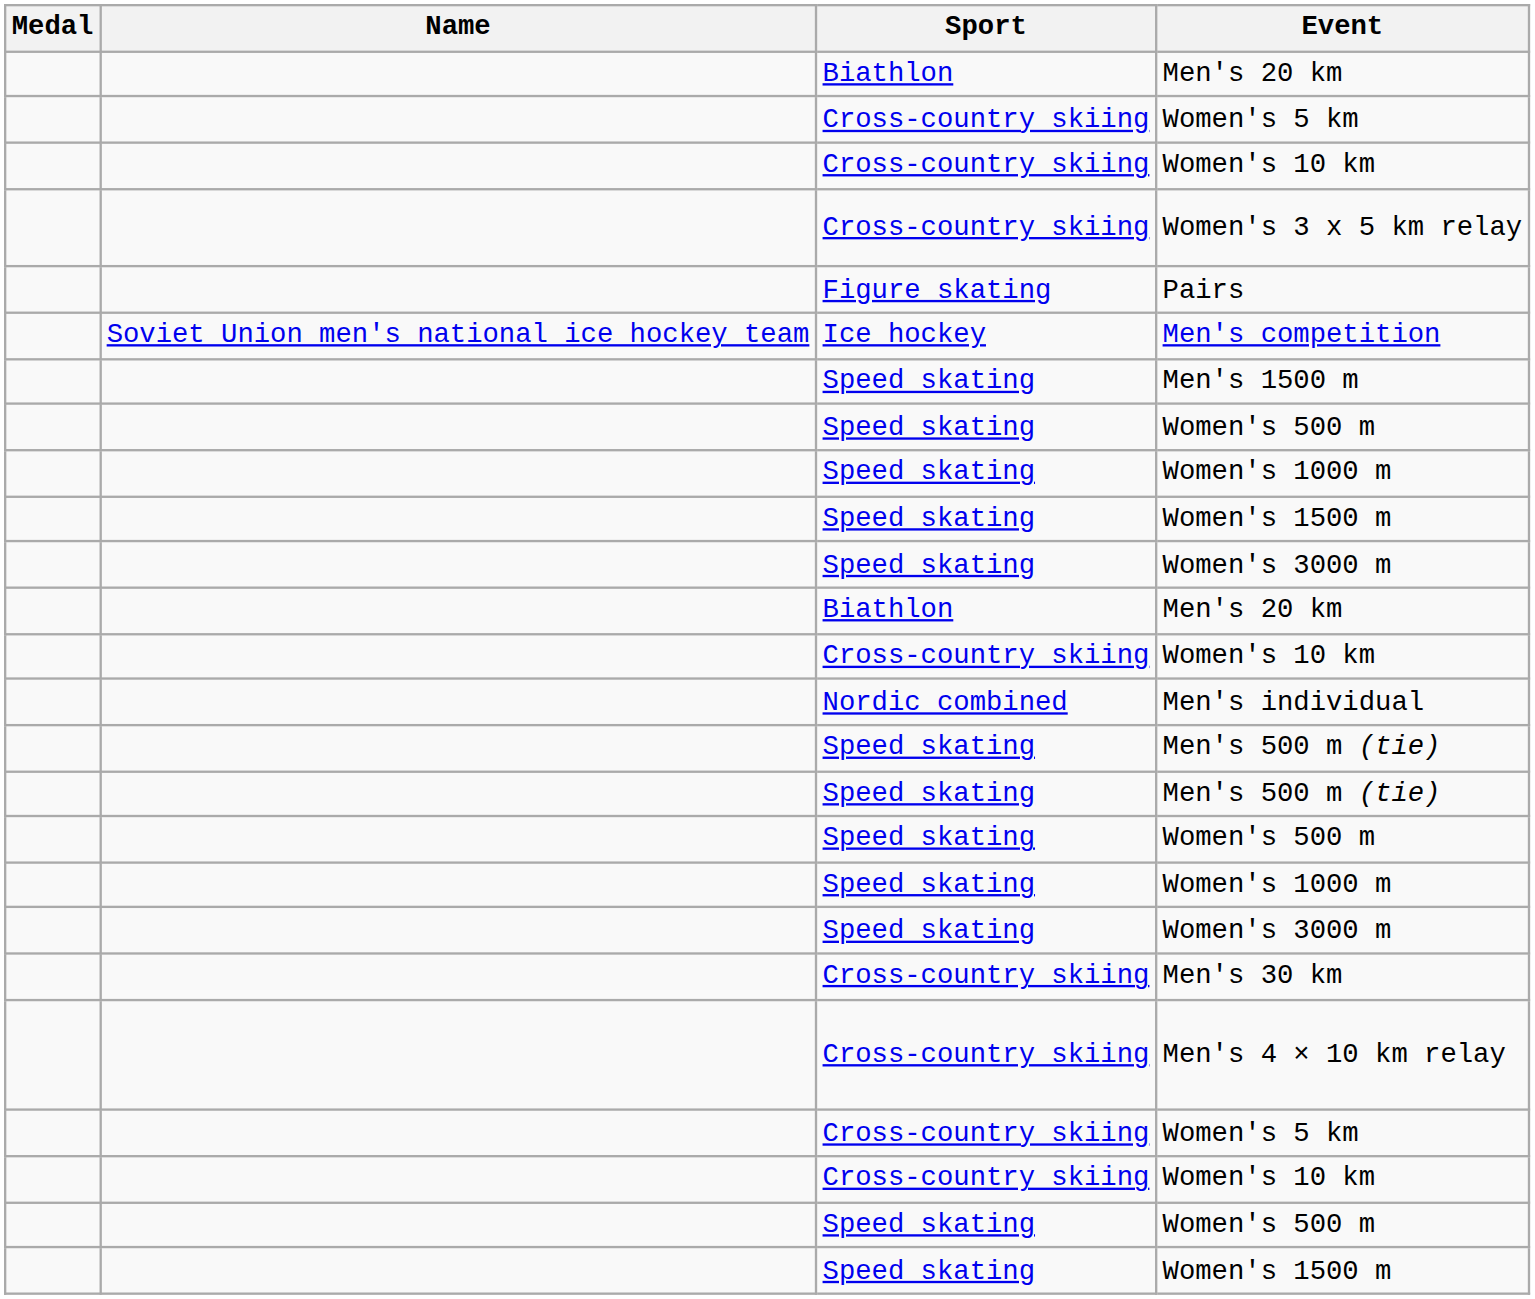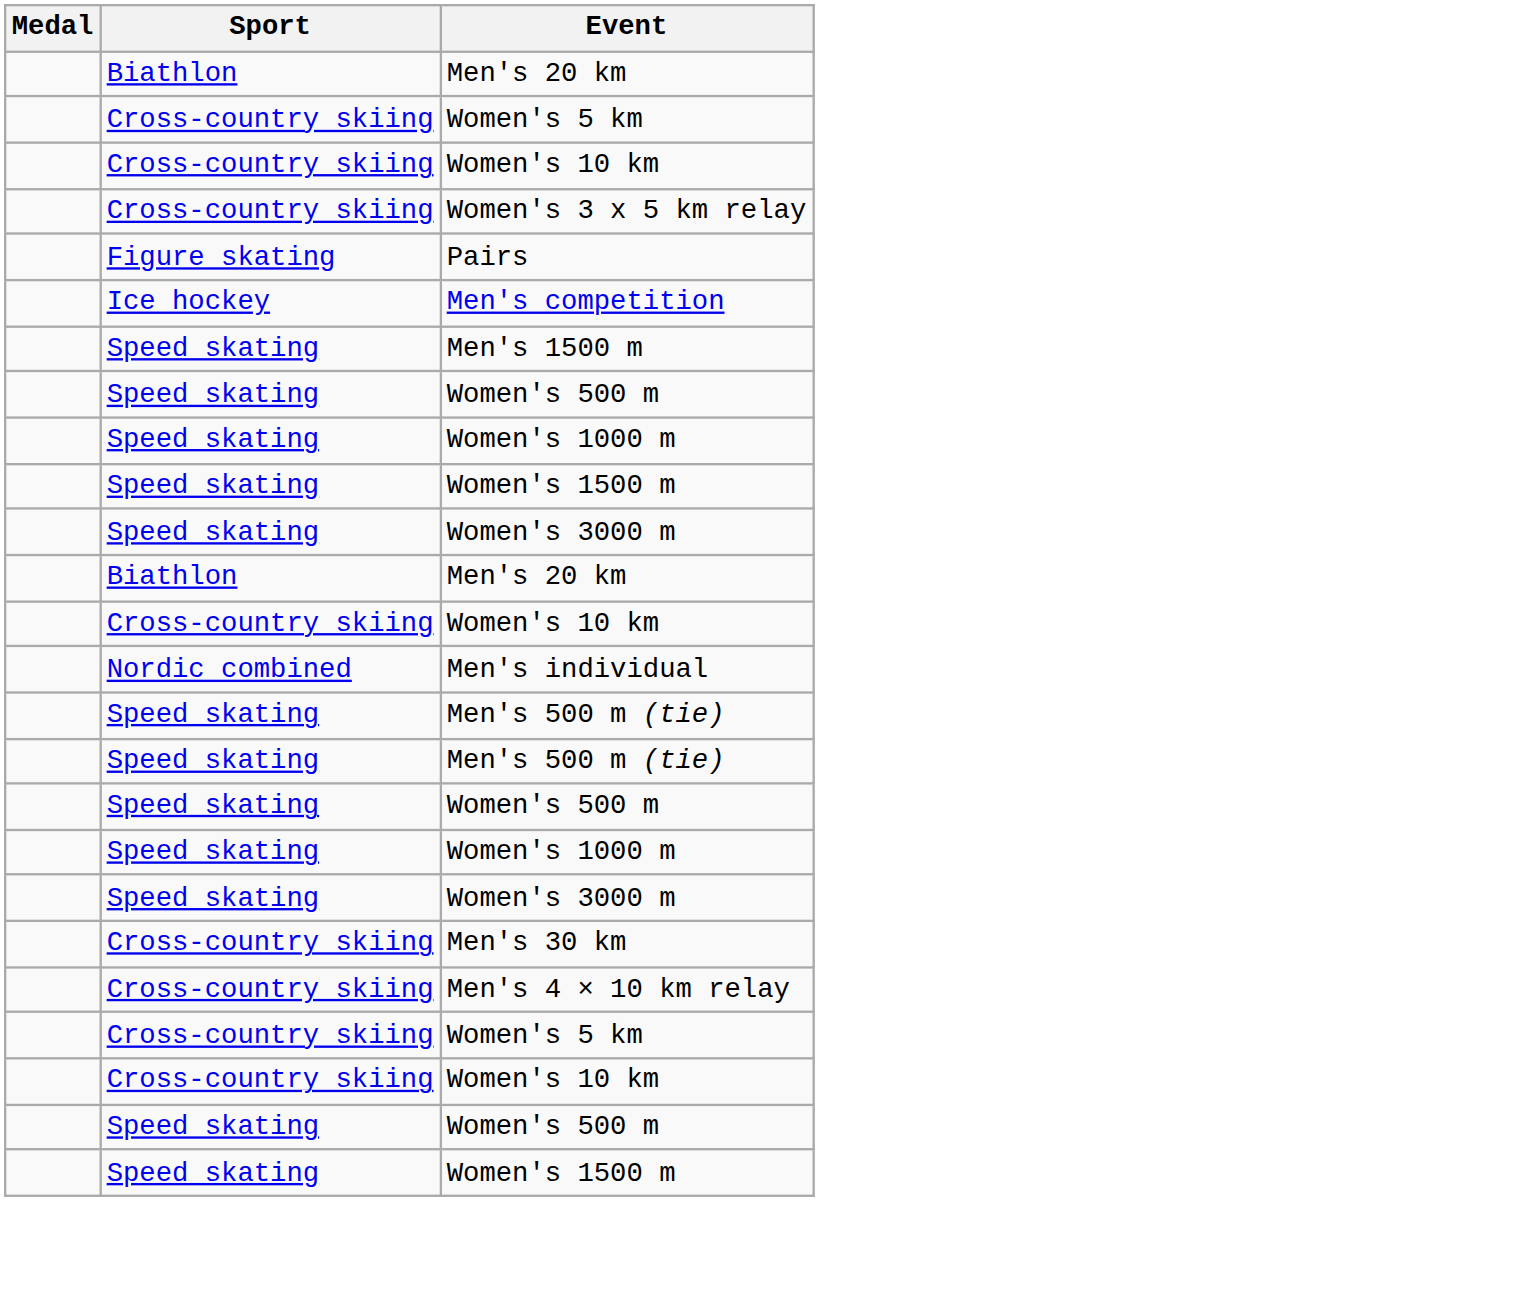- column: (458, 28)
